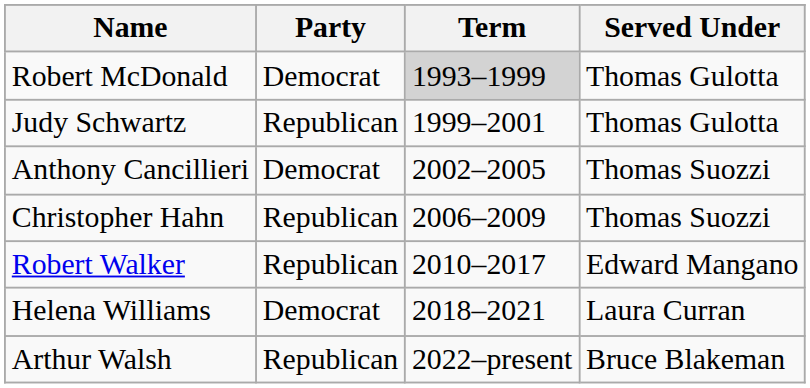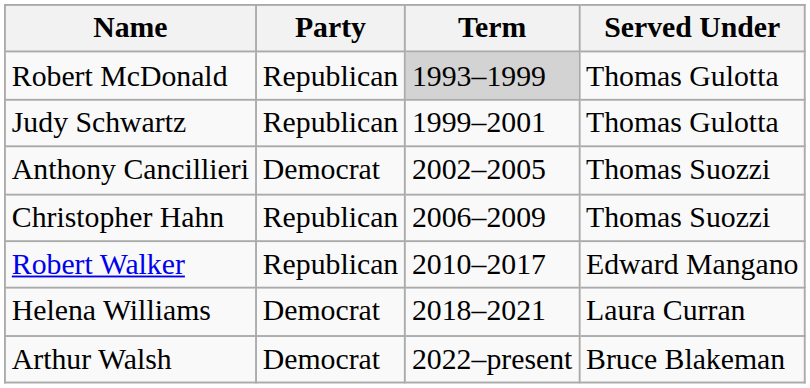(321, 75) Democrat -> (330, 75) Republican
(330, 358) Republican -> (321, 358) Democrat
